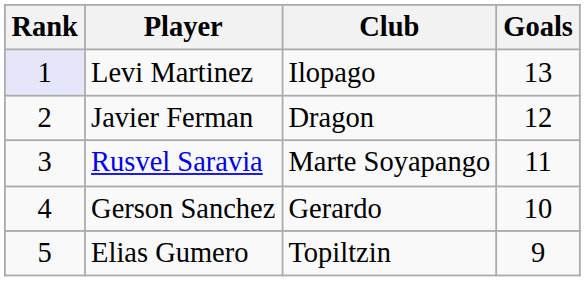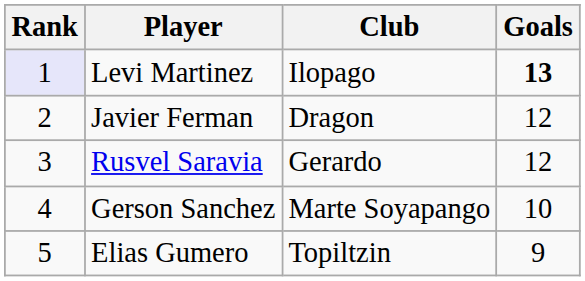(538, 72) normal -> (538, 72) bold
(389, 162) Marte Soyapango -> (335, 162) Gerardo
(538, 162) 11 -> (538, 162) 12
(335, 207) Gerardo -> (389, 207) Marte Soyapango
